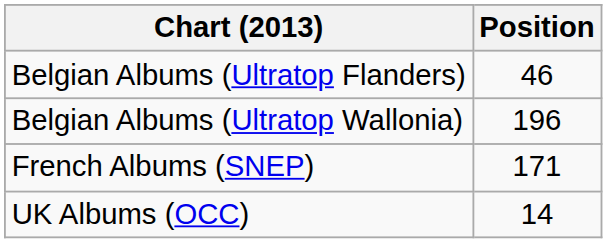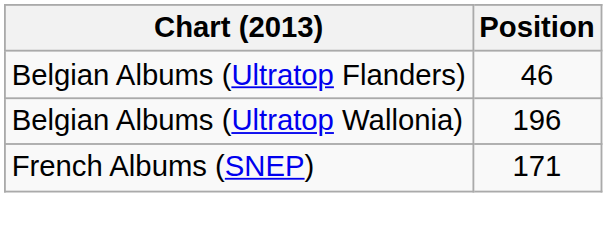- row: (130, 213)
